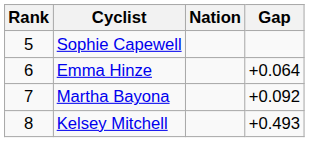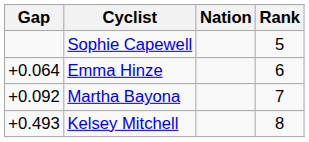columns swapped: (29, 17) <-> (274, 17)
